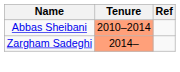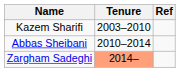+ row: (49, 27)
(124, 27) lightsalmon background -> (124, 43) no background
